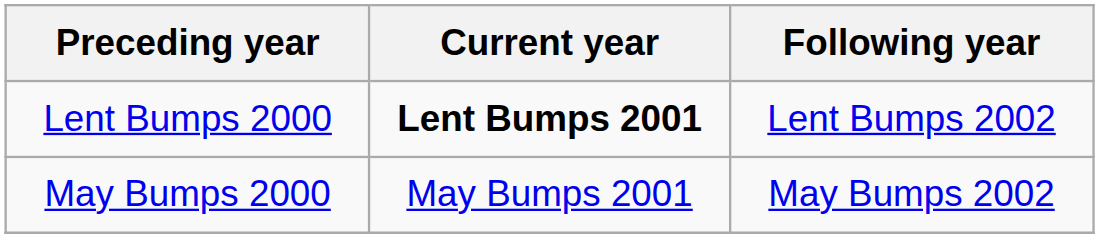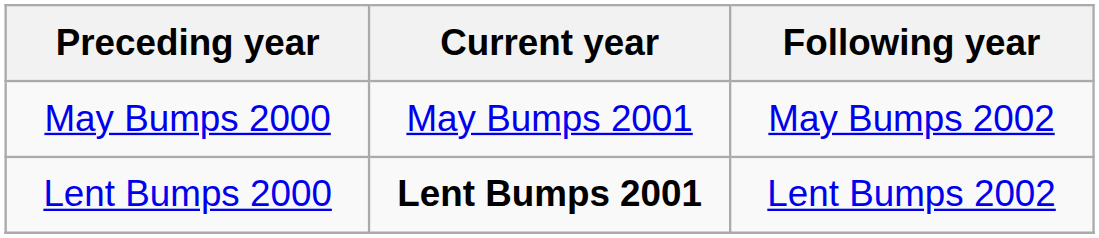rows swapped: (188, 118) <-> (188, 194)
